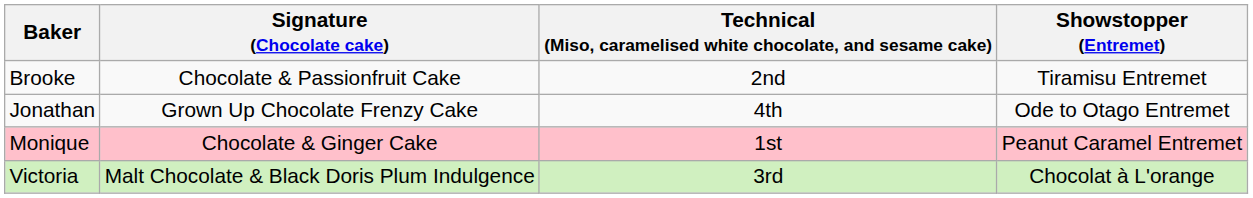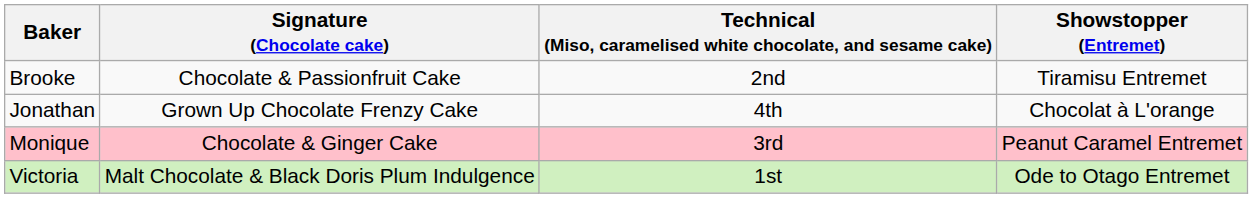(1122, 110) Ode to Otago Entremet -> (1122, 110) Chocolat à L'orange
(768, 143) 1st -> (768, 143) 3rd
(768, 176) 3rd -> (768, 176) 1st
(1122, 176) Chocolat à L'orange -> (1122, 176) Ode to Otago Entremet
